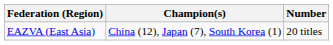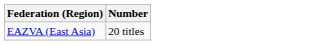- column: (195, 13)
